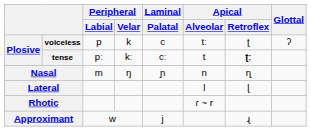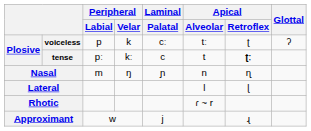(163, 42) c -> (163, 42) cː
(163, 57) cː -> (163, 57) c
